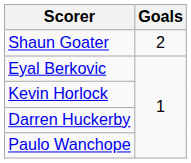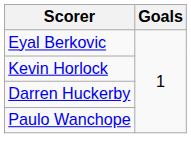- row: (59, 42)
